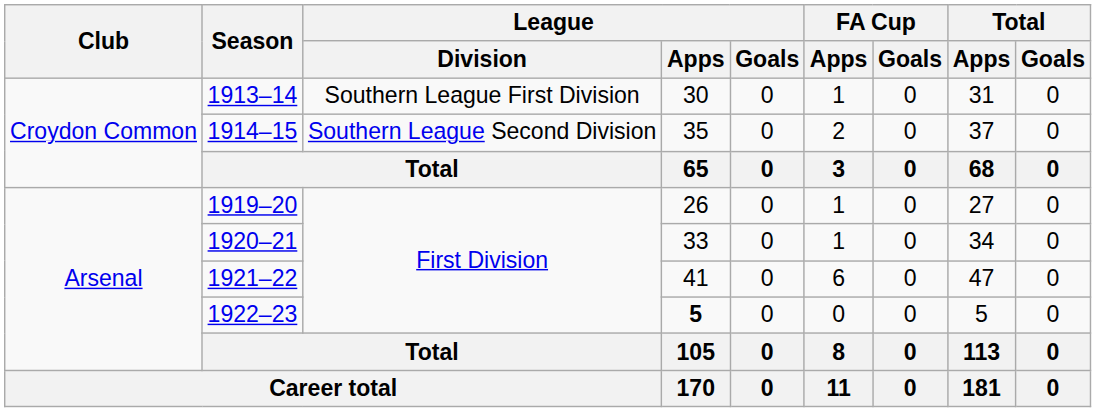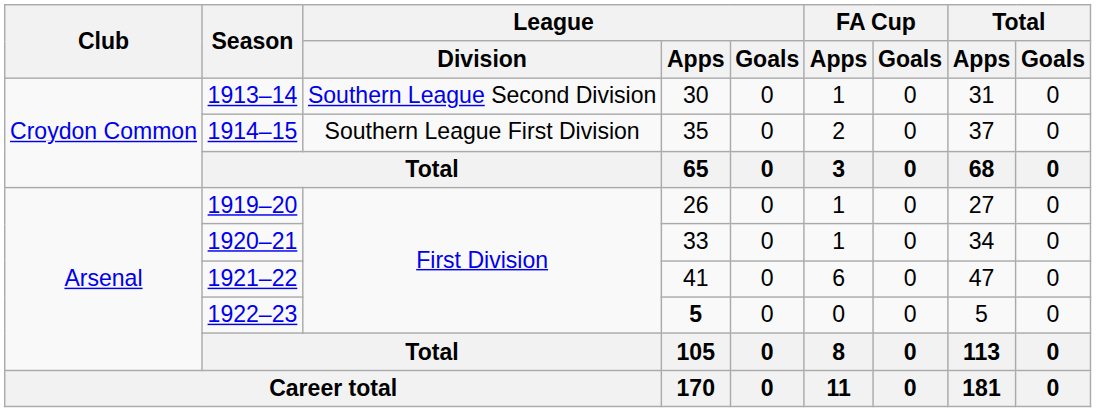(482, 95) Southern League First Division -> (482, 95) Southern League Second Division
(482, 132) Southern League Second Division -> (482, 132) Southern League First Division
